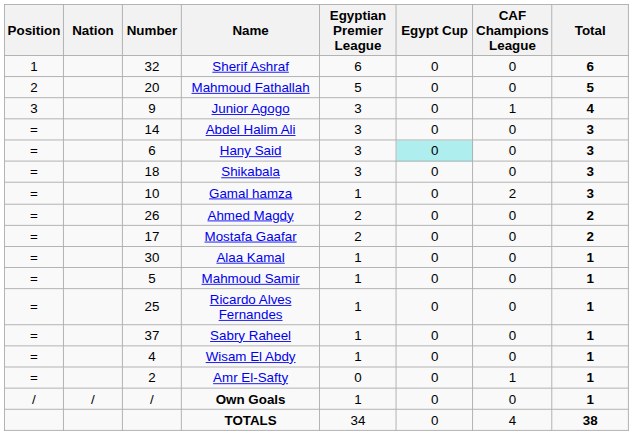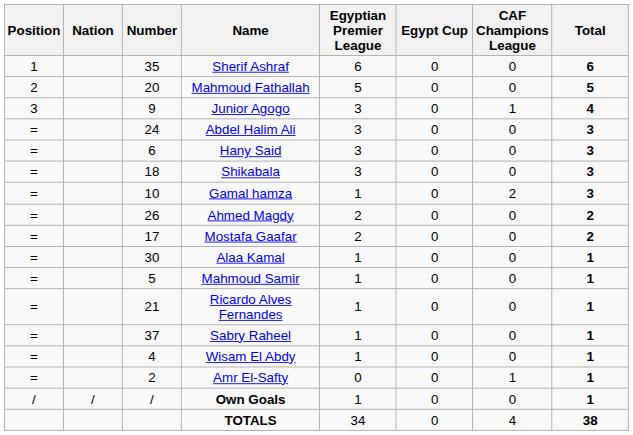(152, 66) 32 -> (152, 66) 35
(152, 130) 14 -> (152, 130) 24
(435, 151) paleturquoise background -> (435, 151) no background
(152, 307) 25 -> (152, 307) 21
